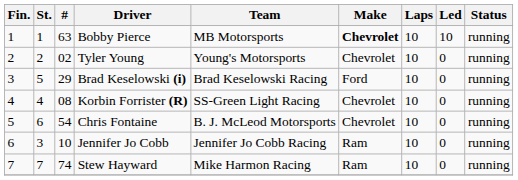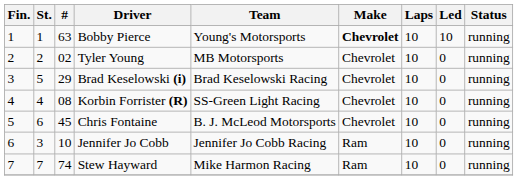(239, 36) MB Motorsports -> (250, 36) Young's Motorsports
(250, 57) Young's Motorsports -> (239, 57) MB Motorsports
(355, 79) Ford -> (369, 79) Chevrolet
(65, 121) 54 -> (65, 121) 45
